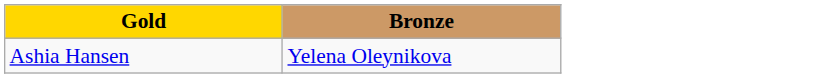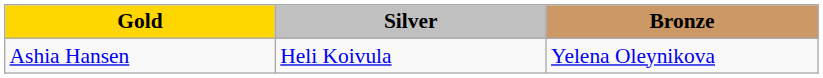+ column: (411, 21)
